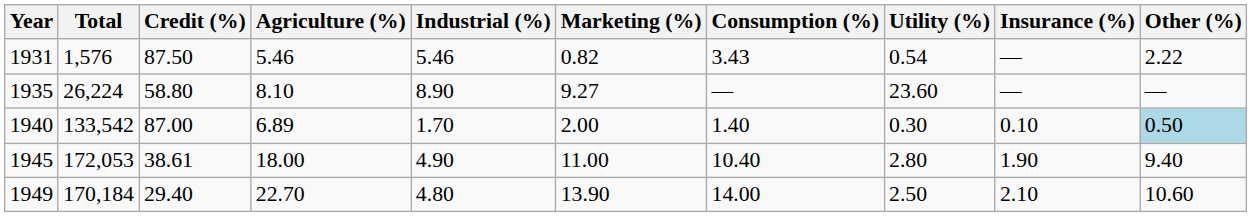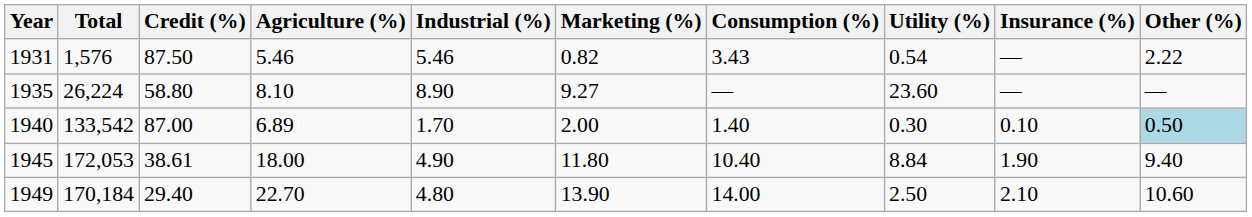(585, 159) 11.00 -> (585, 159) 11.80
(908, 159) 2.80 -> (908, 159) 8.84
